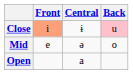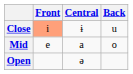(114, 28) pink background -> (114, 28) no background
(82, 45) ə -> (82, 45) a
(82, 61) a -> (82, 61) ə
